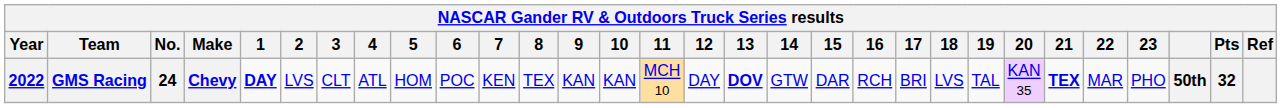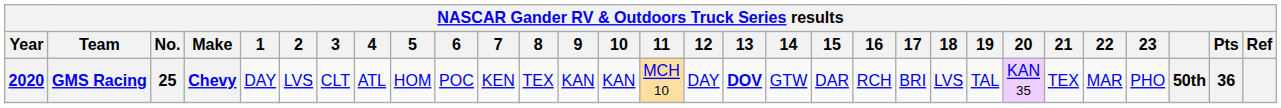(26, 80) 2022 -> (26, 80) 2020
(167, 80) 24 -> (167, 80) 25
(260, 80) bold -> (260, 80) normal
(1064, 80) bold -> (1063, 80) normal
(1227, 80) 32 -> (1226, 80) 36
